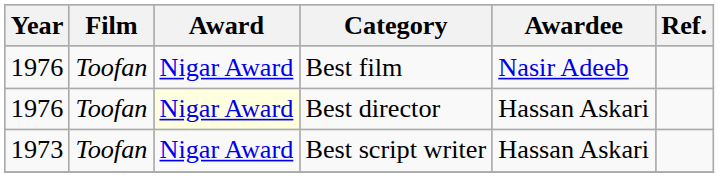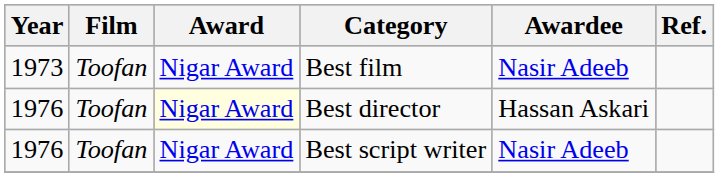(37, 66) 1976 -> (37, 66) 1973
(37, 150) 1973 -> (37, 150) 1976
(574, 150) Hassan Askari -> (563, 150) Nasir Adeeb
